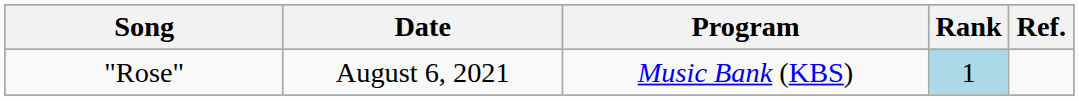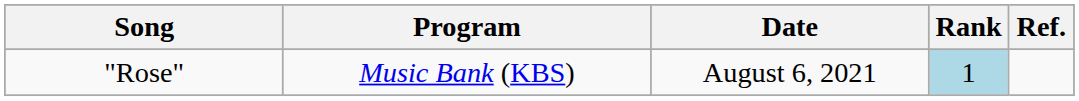columns swapped: (746, 26) <-> (423, 26)
